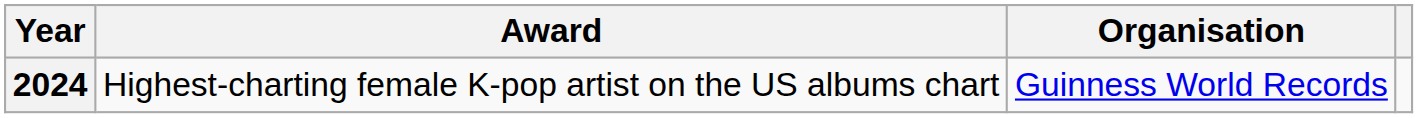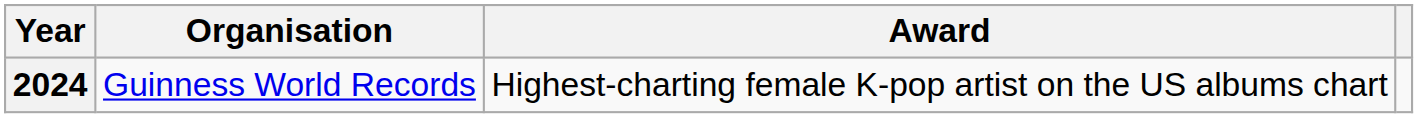columns swapped: (1201, 31) <-> (551, 31)
